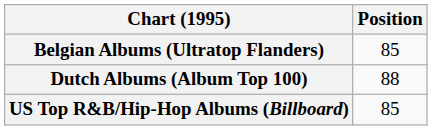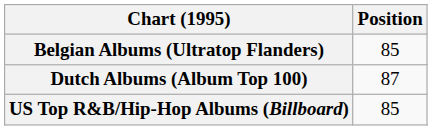(390, 79) 88 -> (390, 79) 87
